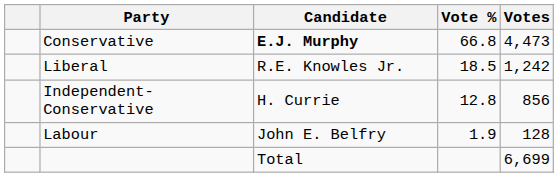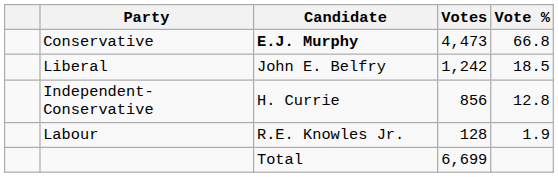columns swapped: (527, 17) <-> (469, 17)
(331, 67) R.E. Knowles Jr. -> (321, 67) John E. Belfry
(321, 135) John E. Belfry -> (331, 135) R.E. Knowles Jr.
